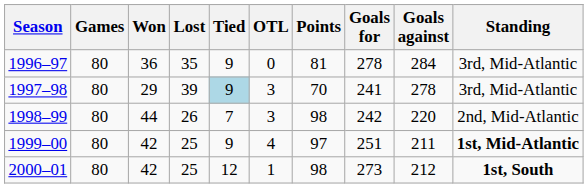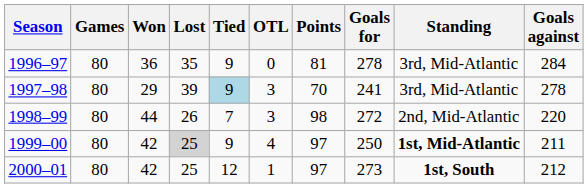columns swapped: (423, 27) <-> (518, 27)
(369, 116) 242 -> (369, 116) 272
(189, 143) no background -> (189, 143) lightgrey background
(369, 143) 251 -> (369, 143) 250
(319, 169) 98 -> (319, 169) 97
